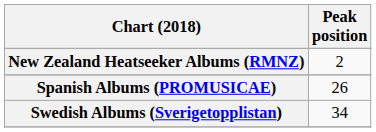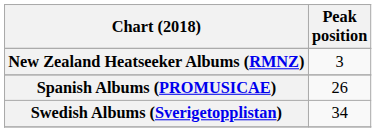(340, 61) 2 -> (340, 61) 3
